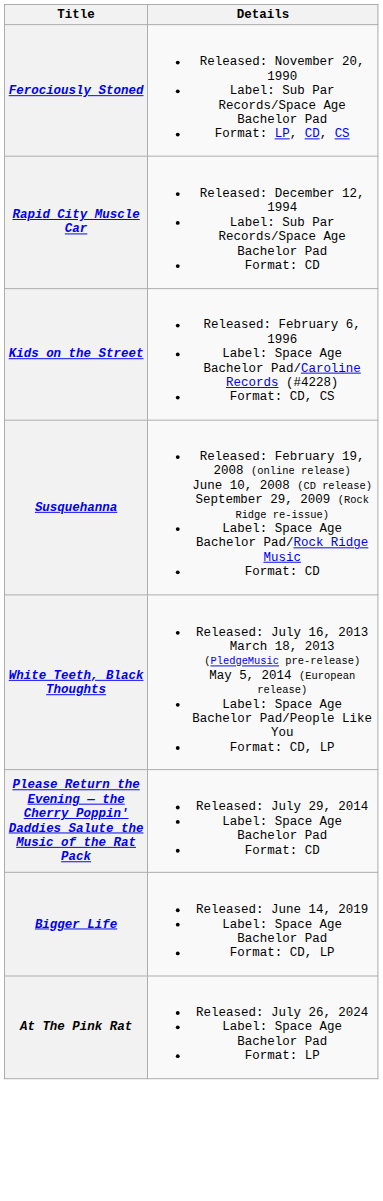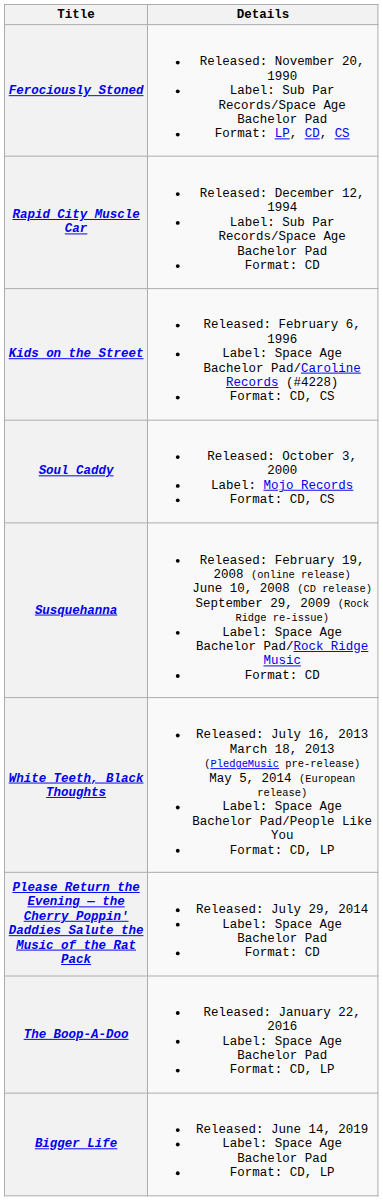+ row: (76, 471)
+ row: (76, 1034)
- row: (76, 1027)
